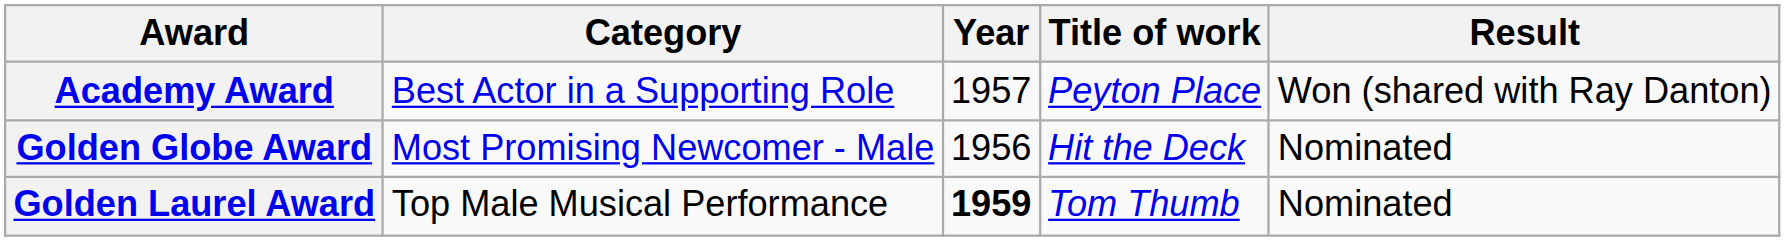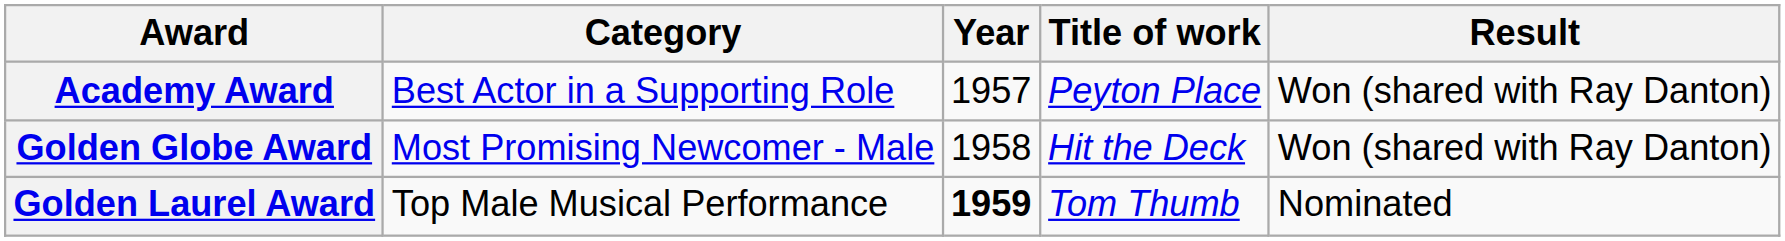(991, 147) 1956 -> (991, 147) 1958
(1365, 147) Nominated -> (1525, 147) Won (shared with Ray Danton)
